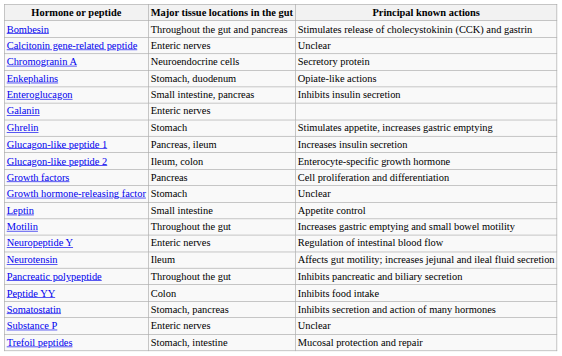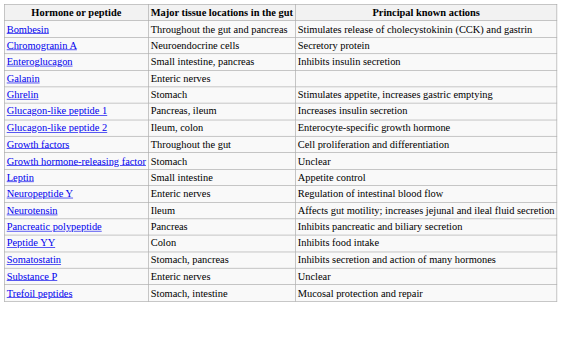- row: (72, 45)
- row: (32, 78)
(169, 177) Pancreas -> (191, 144) Throughout the gut
- row: (22, 227)
(191, 276) Throughout the gut -> (169, 227) Pancreas
